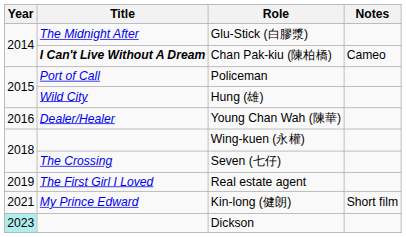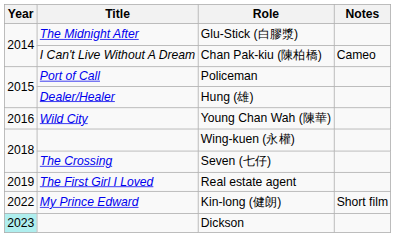(123, 56) bold -> (118, 56) normal
(64, 96) Wild City -> (77, 96) Dealer/Healer
(77, 118) Dealer/Healer -> (64, 118) Wild City
(21, 202) 2021 -> (21, 202) 2022
